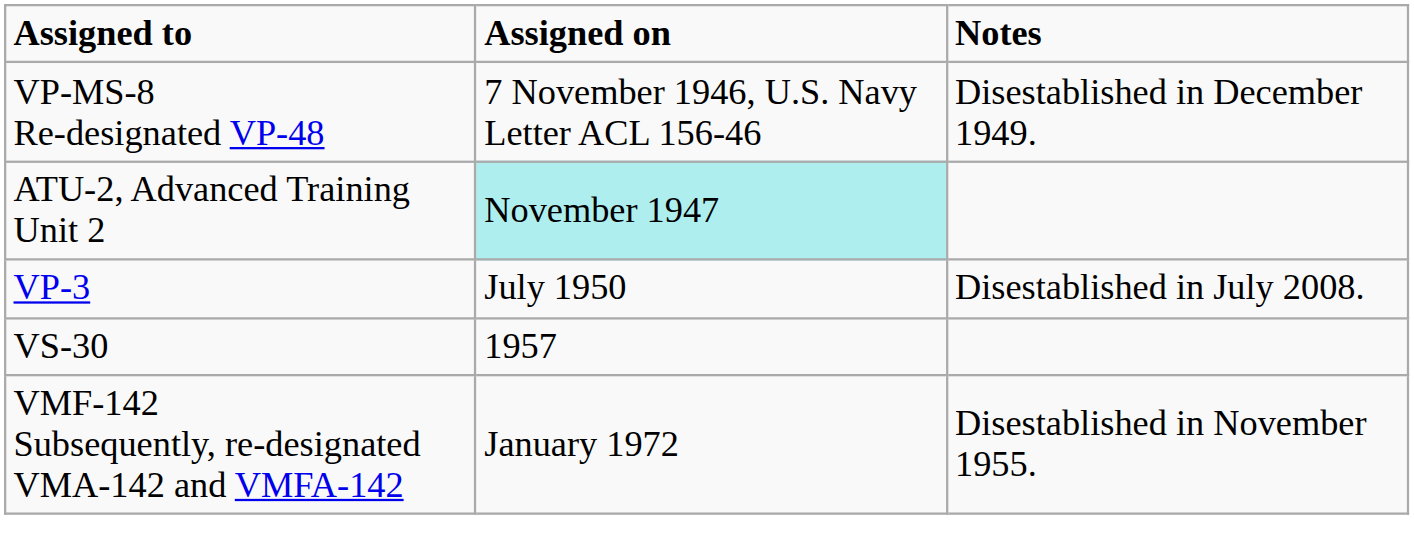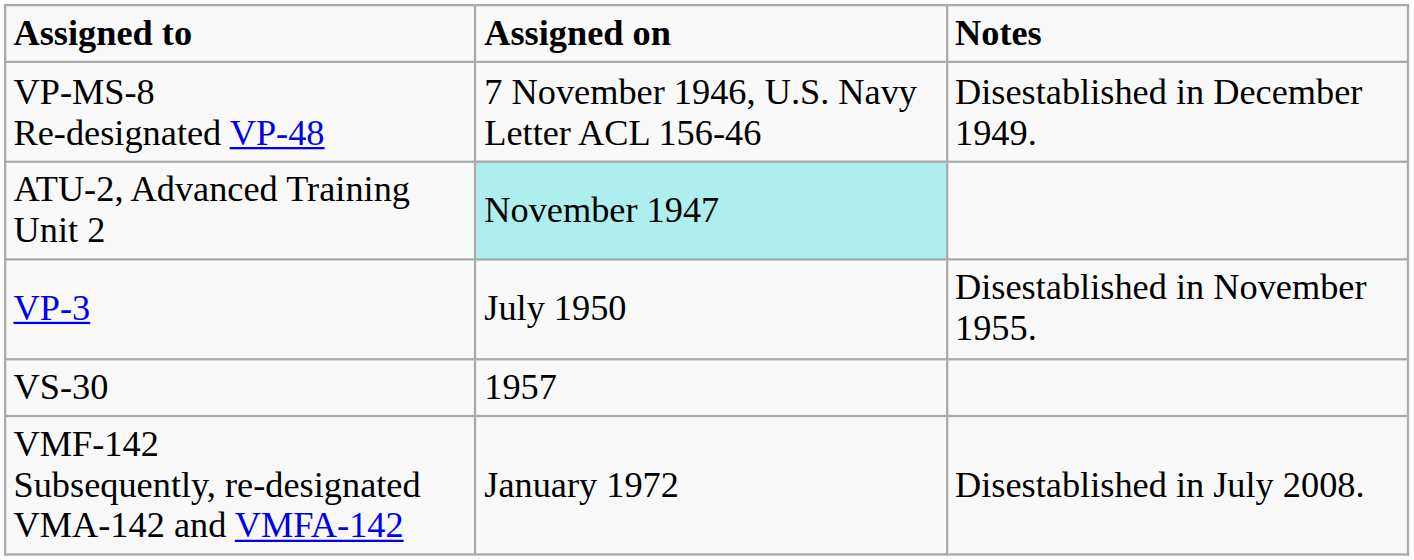(1160, 287) Disestablished in July 2008. -> (1161, 308) Disestablished in November 1955.
(1161, 443) Disestablished in November 1955. -> (1160, 484) Disestablished in July 2008.
